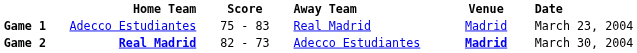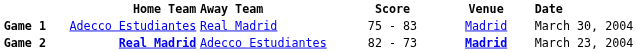columns swapped: (245, 8) <-> (325, 8)
(584, 26) March 23, 2004 -> (584, 26) March 30, 2004
(584, 43) March 30, 2004 -> (584, 43) March 23, 2004
